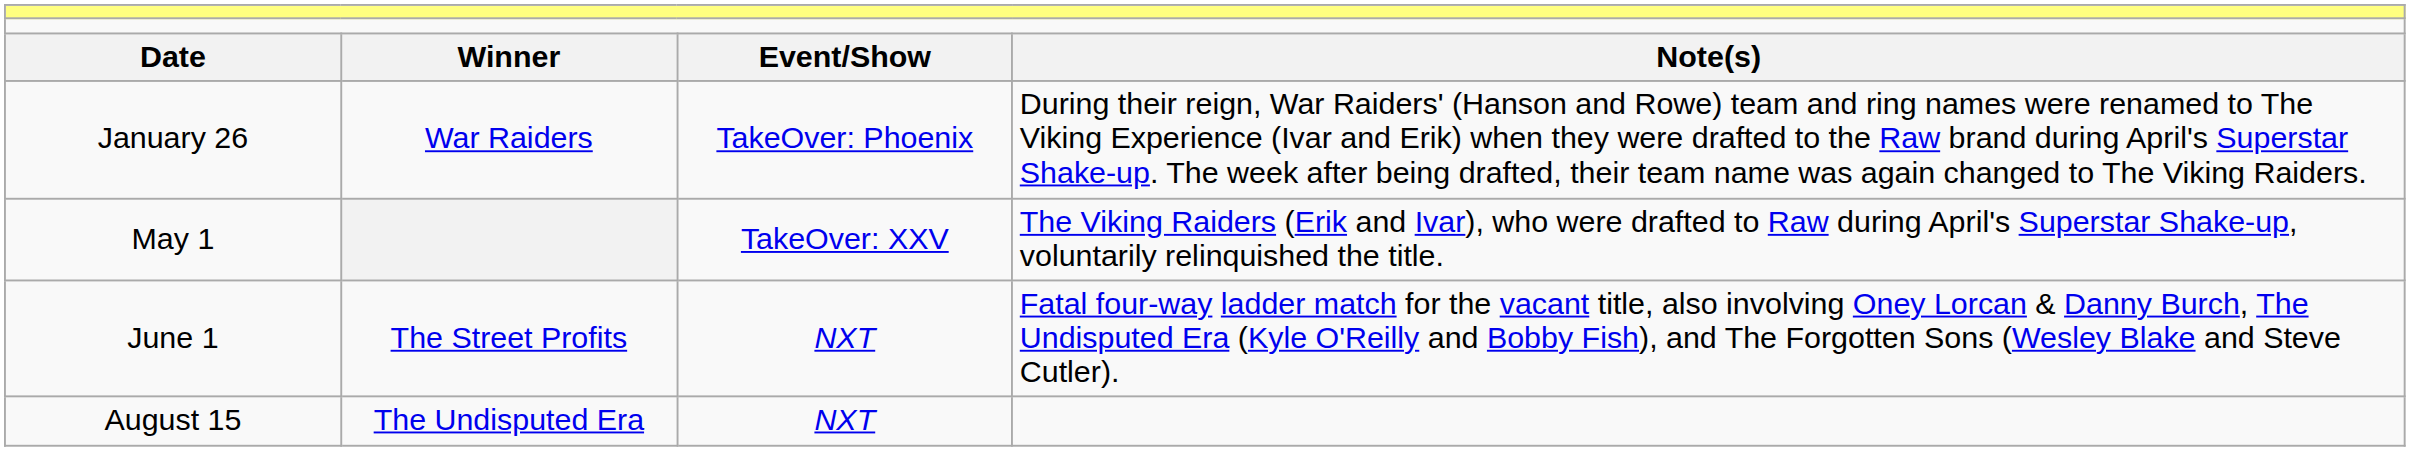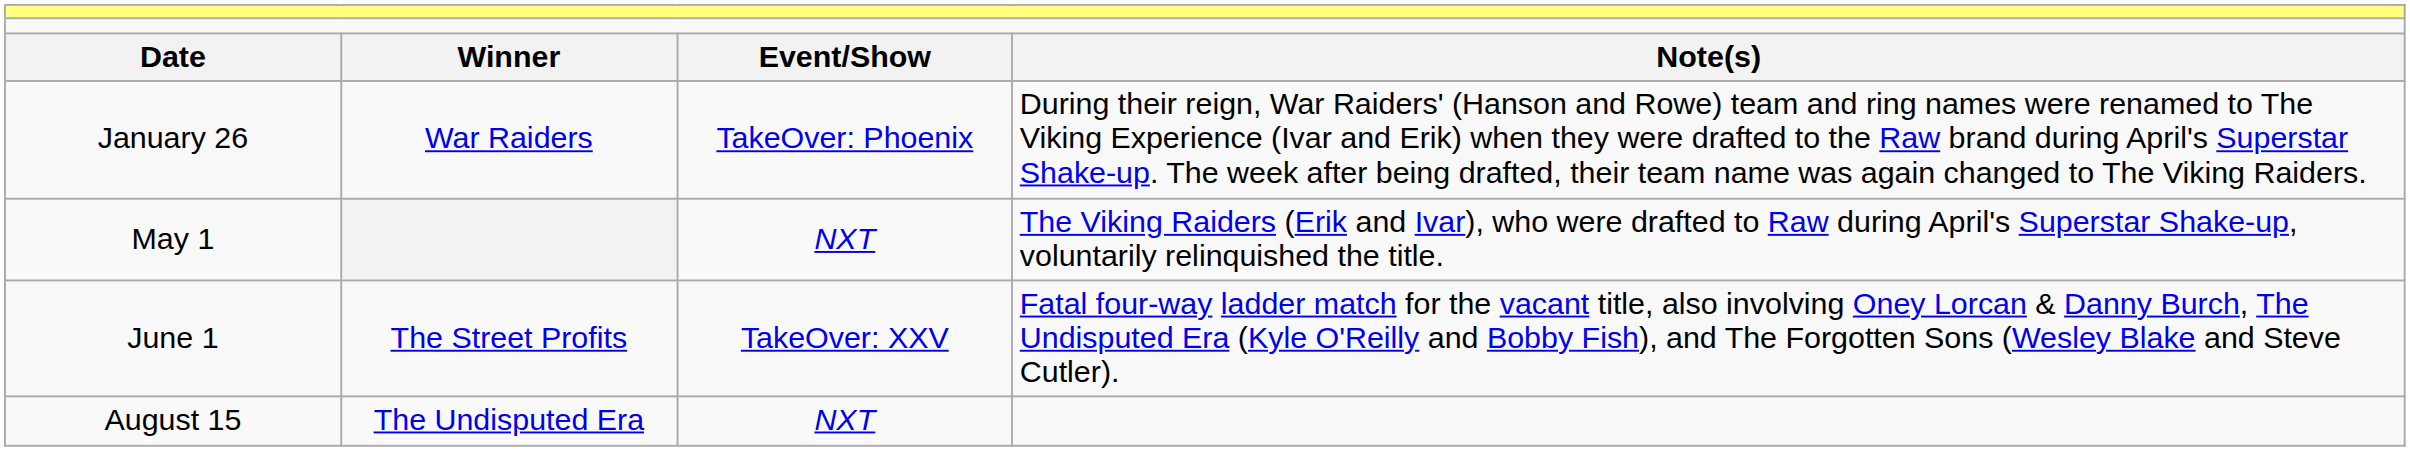(845, 238) TakeOver: XXV -> (845, 238) NXT
(845, 338) NXT -> (845, 338) TakeOver: XXV
